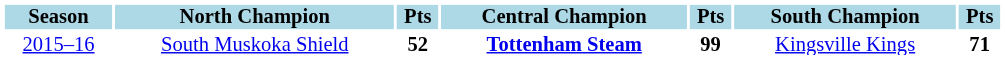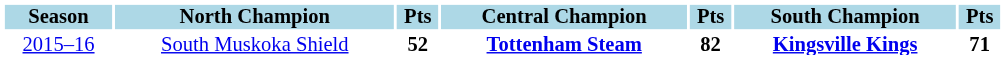(711, 43) 99 -> (711, 43) 82
(845, 43) normal -> (845, 43) bold
